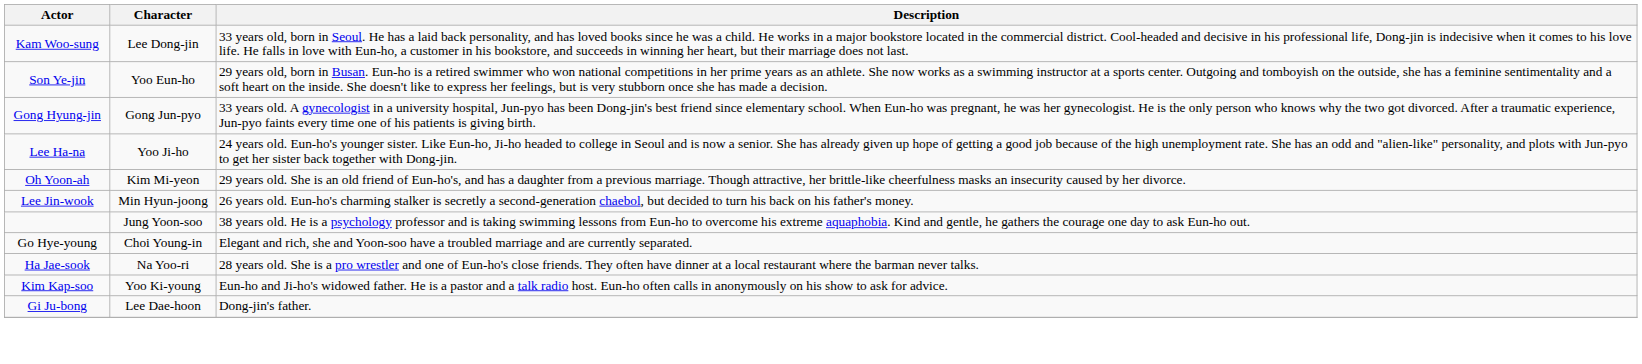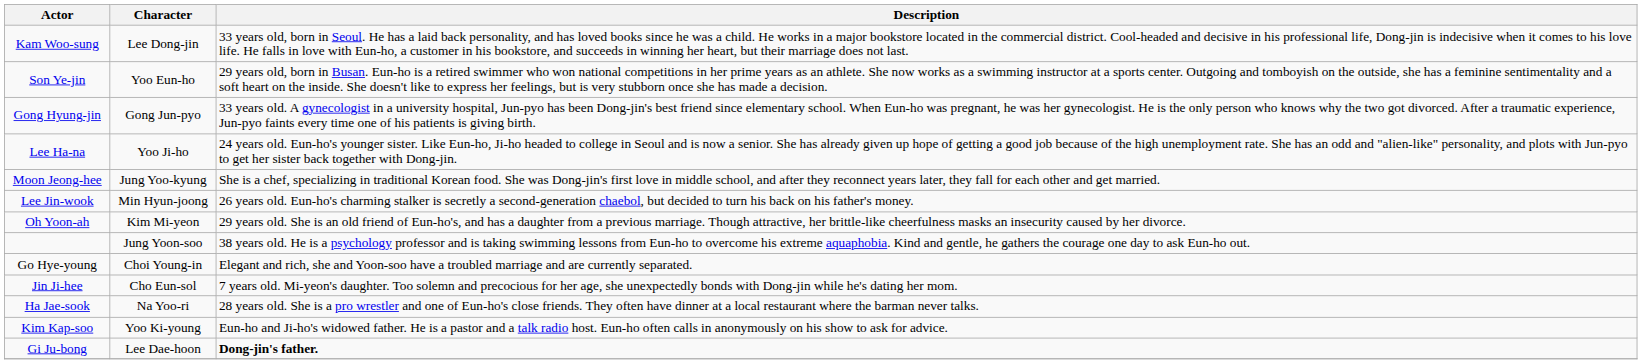+ row: (57, 180)
rows swapped: (57, 180) <-> (57, 201)
+ row: (57, 285)
(265, 306) normal -> (268, 348) bold
